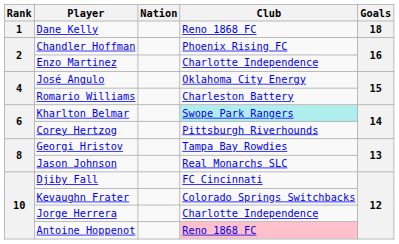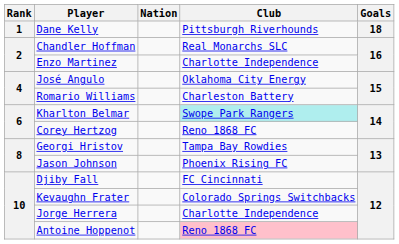(219, 30) Reno 1868 FC -> (250, 30) Pittsburgh Riverhounds
(235, 46) Phoenix Rising FC -> (235, 46) Real Monarchs SLC
(250, 130) Pittsburgh Riverhounds -> (219, 130) Reno 1868 FC
(235, 163) Real Monarchs SLC -> (235, 163) Phoenix Rising FC
